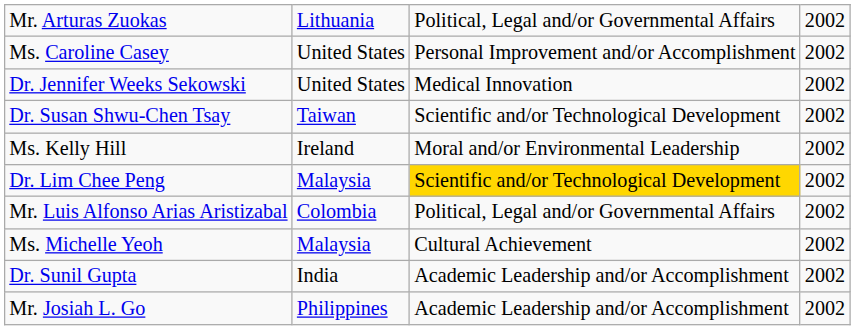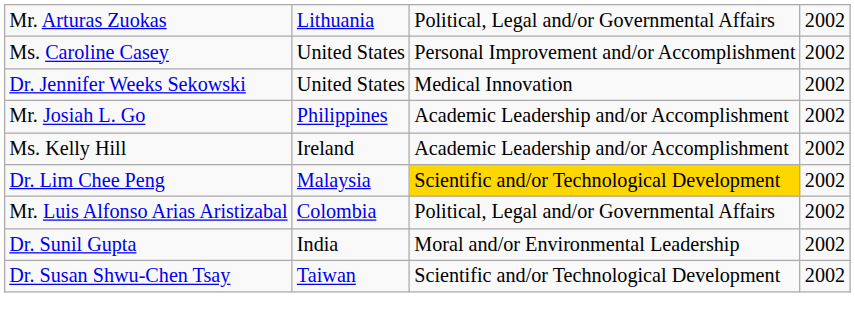rows swapped: (77, 308) <-> (120, 116)
(577, 148) Moral and/or Environmental Leadership -> (601, 148) Academic Leadership and/or Accomplishment
- row: (86, 244)
(601, 276) Academic Leadership and/or Accomplishment -> (577, 244) Moral and/or Environmental Leadership
